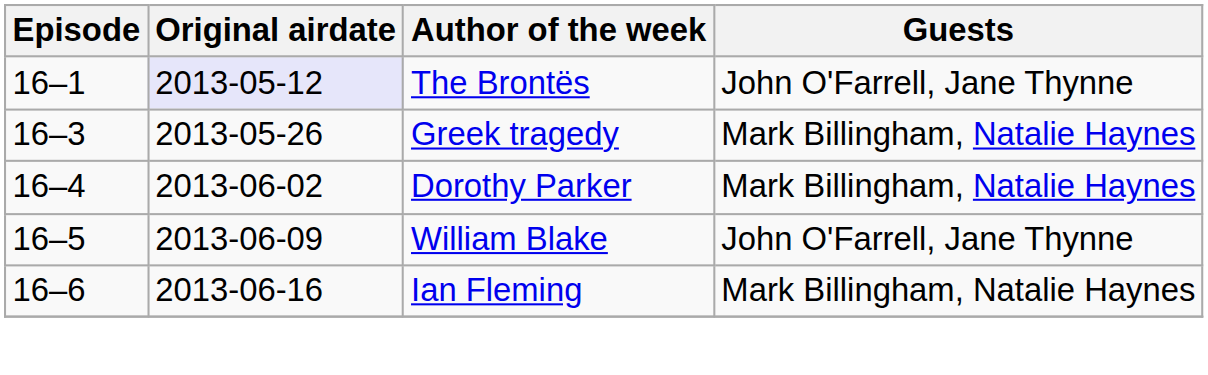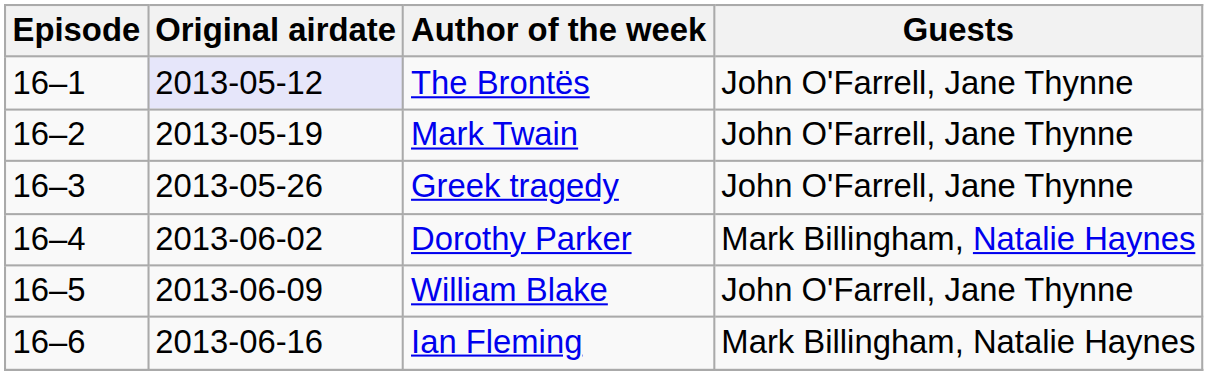+ row: (495, 134)
(958, 134) Mark Billingham, Natalie Haynes -> (927, 186) John O'Farrell, Jane Thynne
